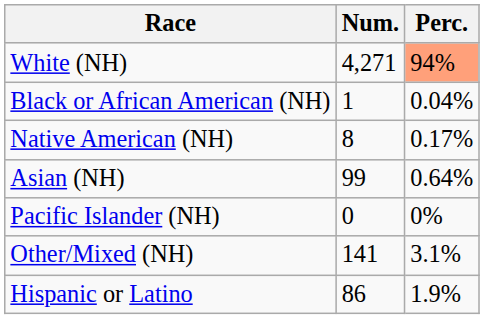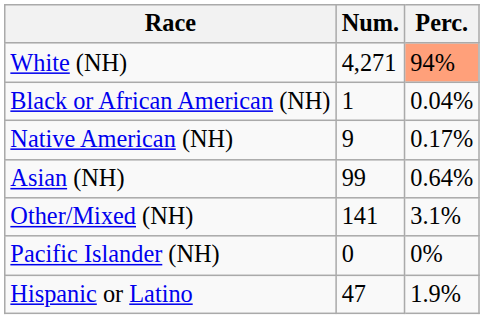(348, 139) 8 -> (348, 139) 9
rows swapped: (115, 216) <-> (102, 255)
(354, 293) 86 -> (354, 293) 47
